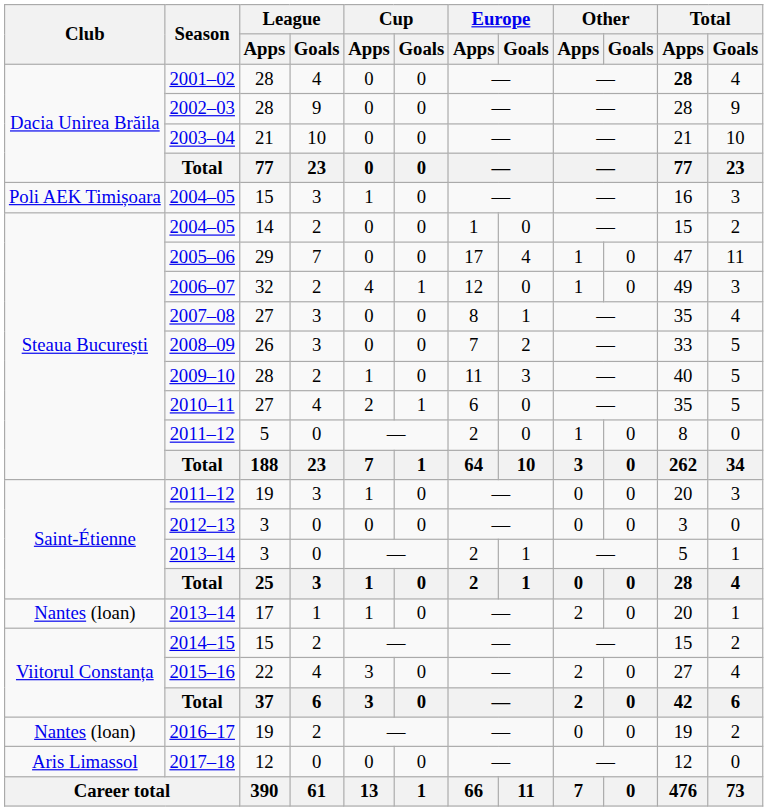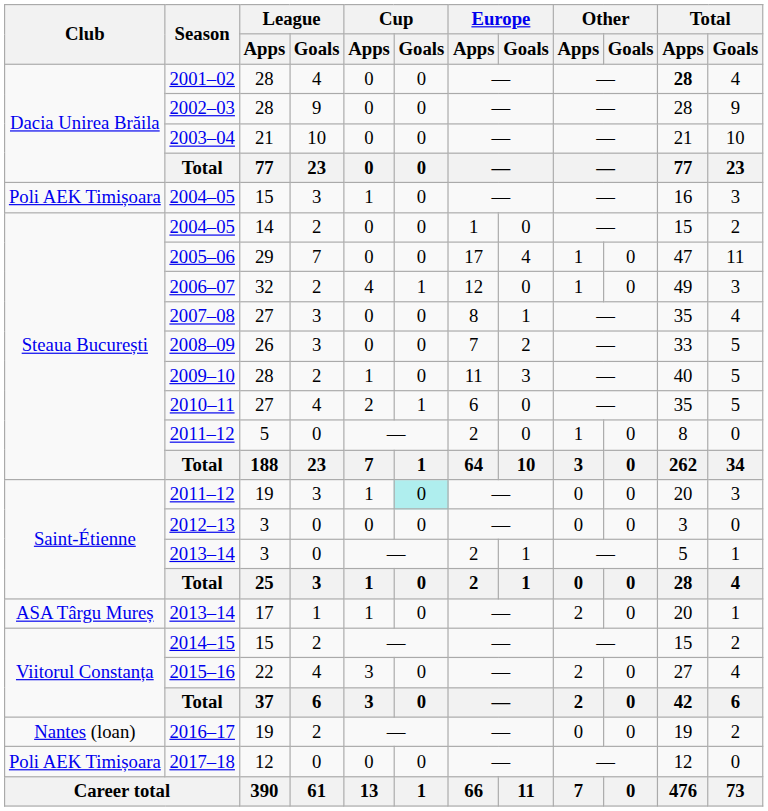(421, 494) no background -> (421, 494) paleturquoise background
(85, 613) Nantes (loan) -> (85, 613) ASA Târgu Mureș
(85, 761) Aris Limassol -> (85, 761) Poli AEK Timișoara
